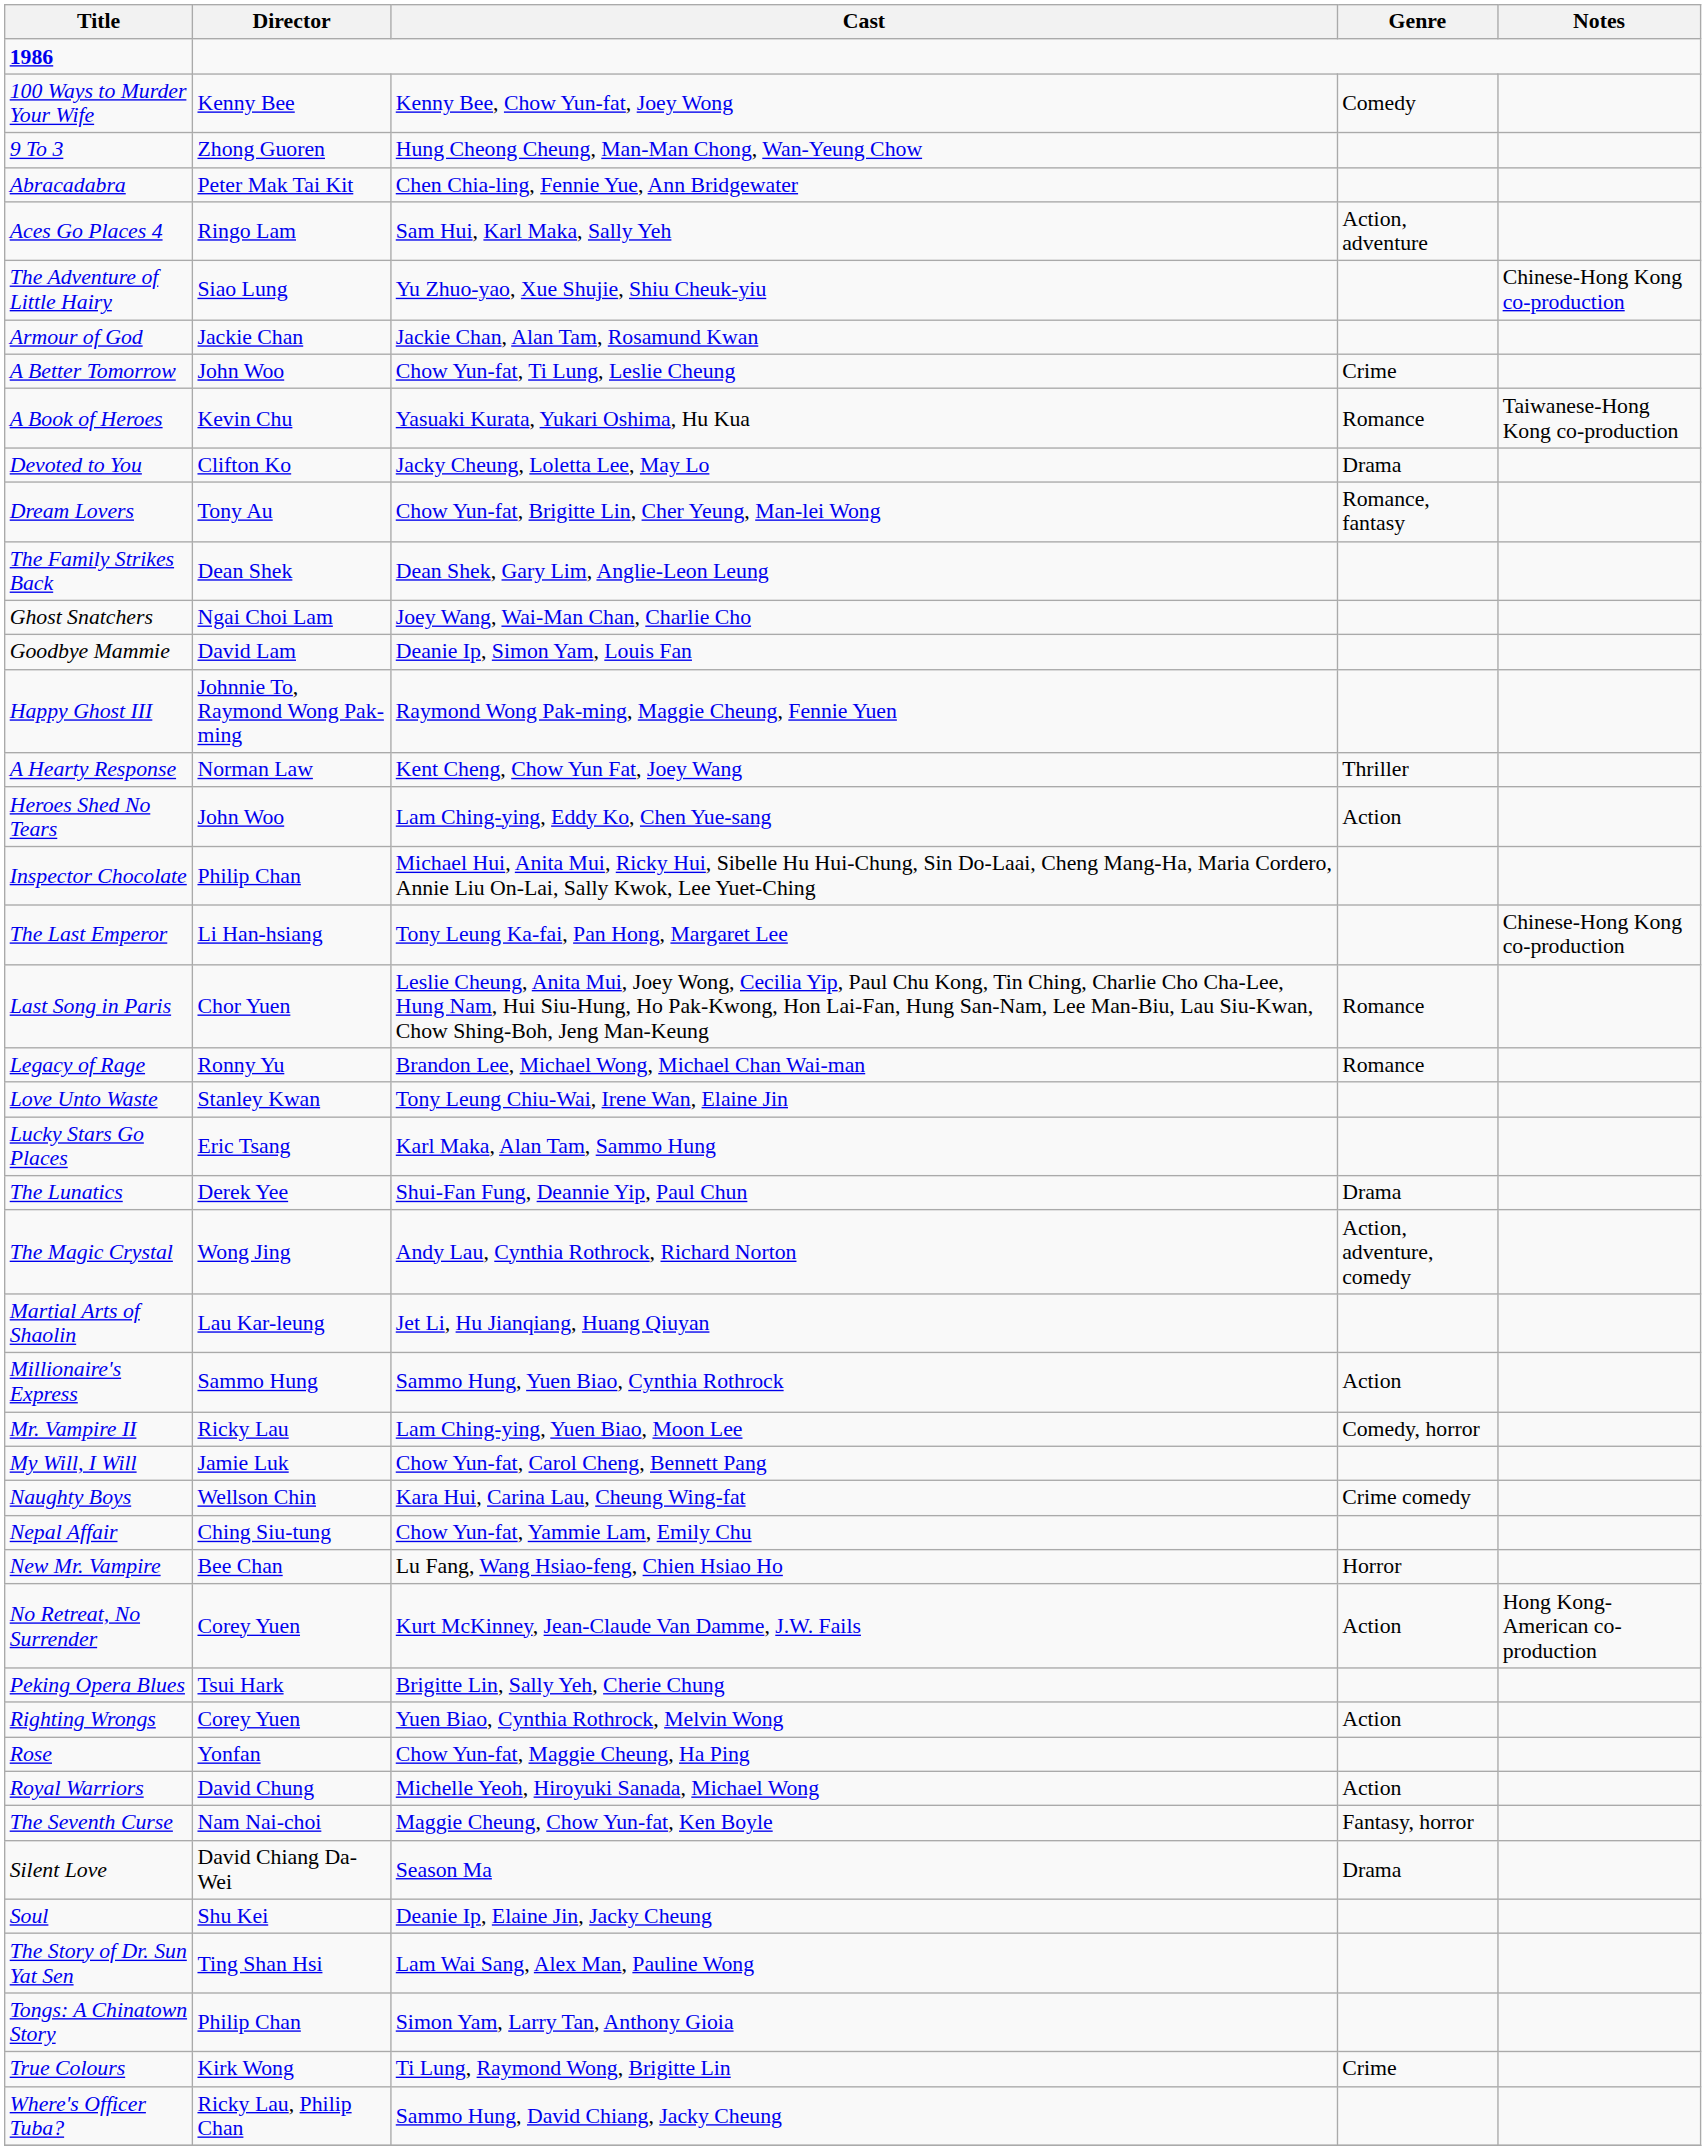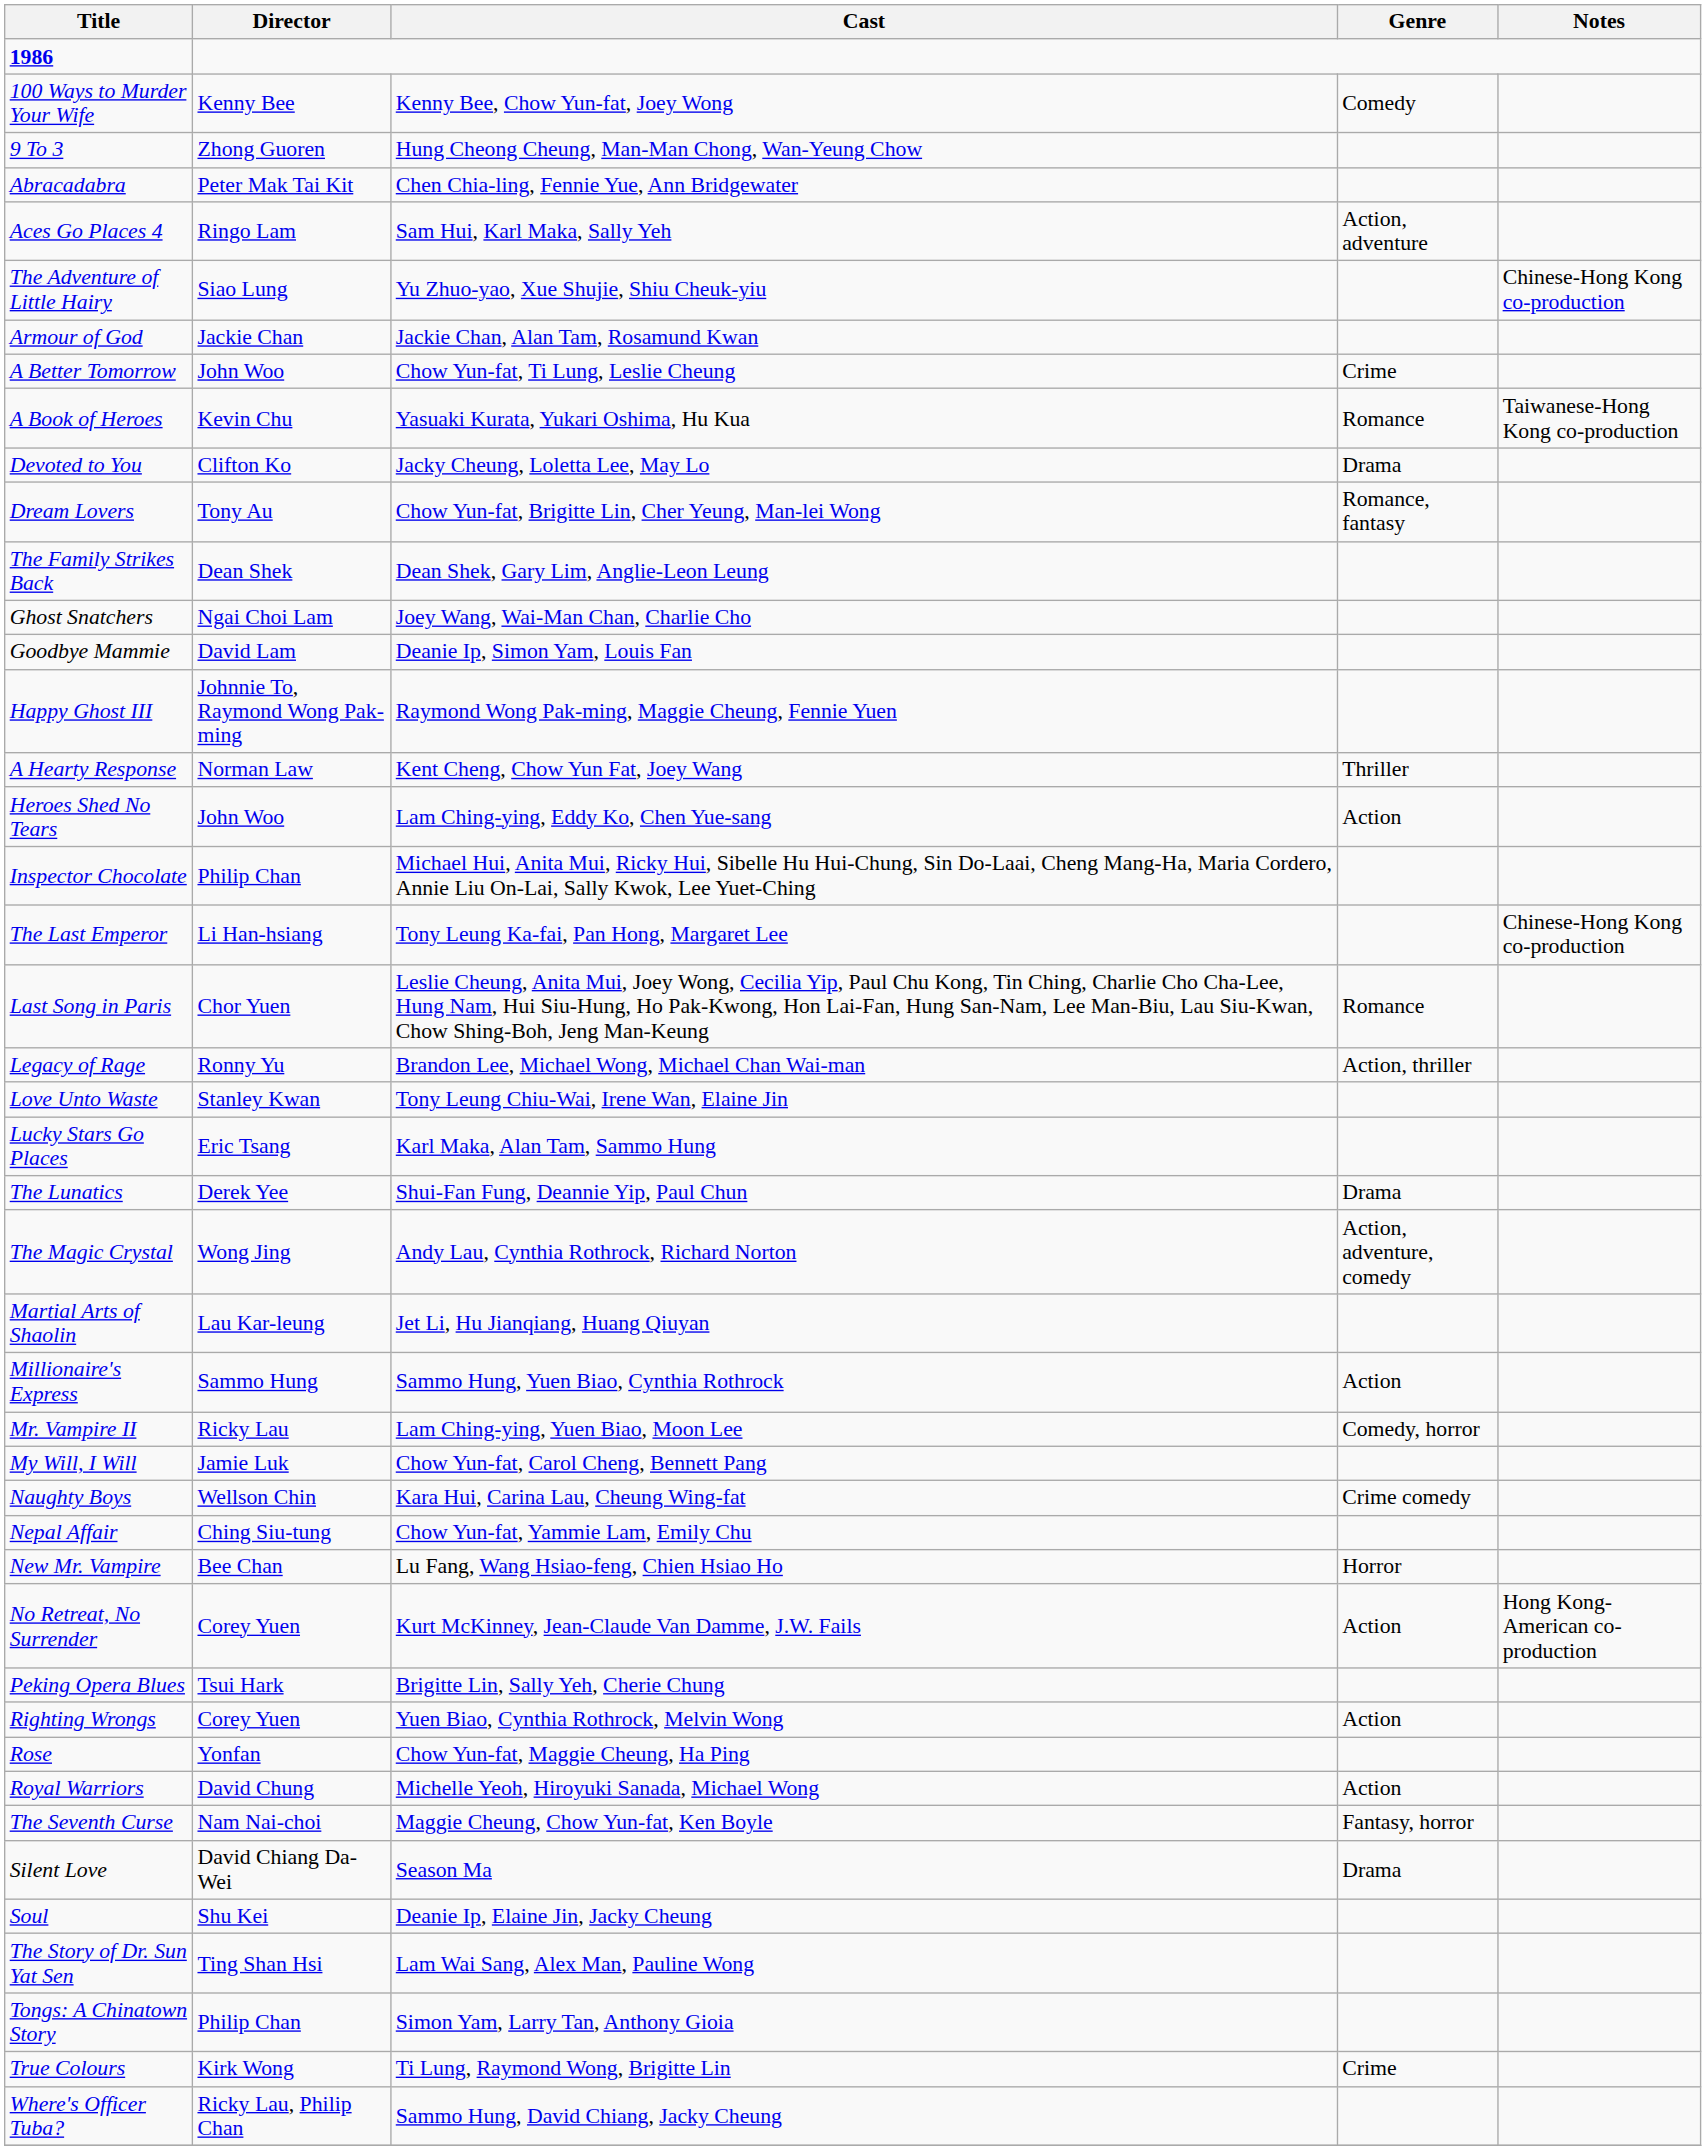(1383, 1064) Romance -> (1407, 1064) Action, thriller
